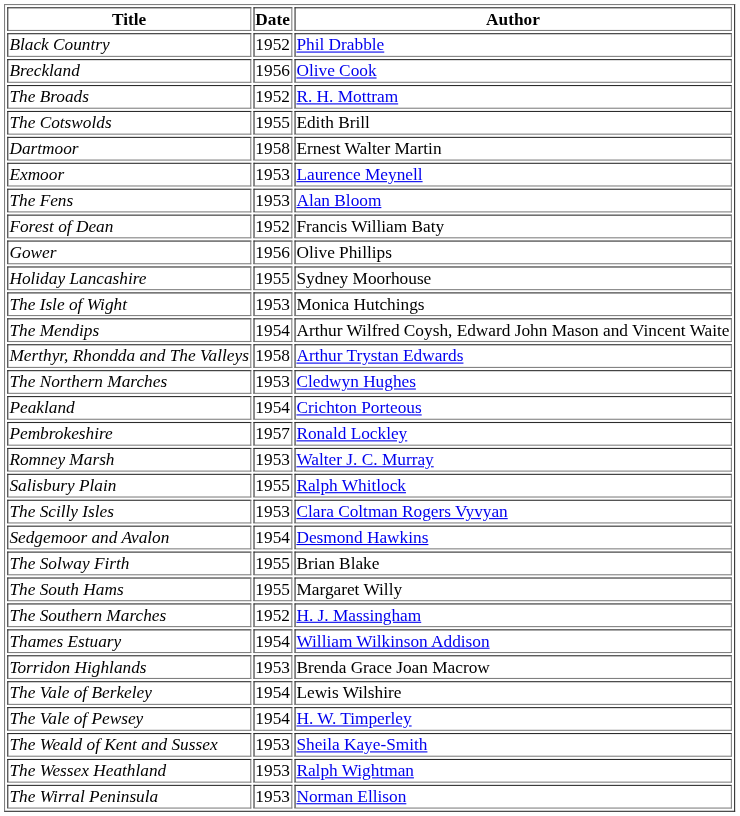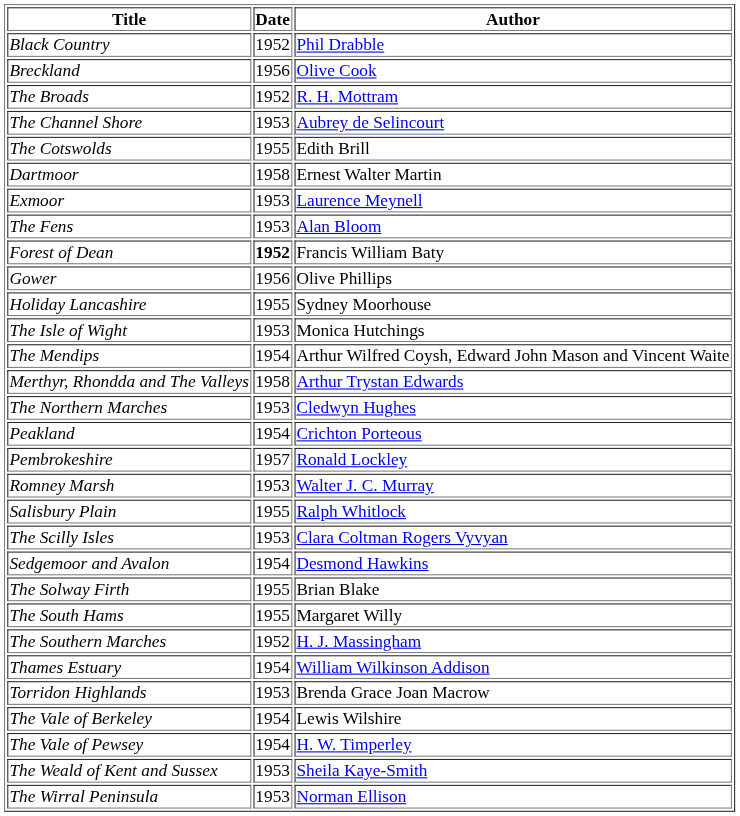+ row: (76, 122)
(273, 226) normal -> (273, 252) bold
- row: (88, 770)
